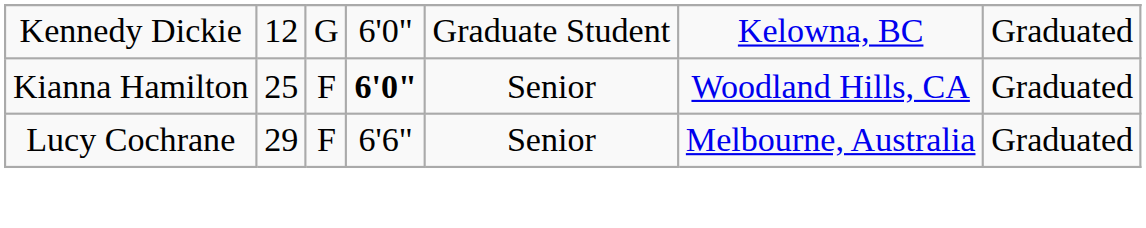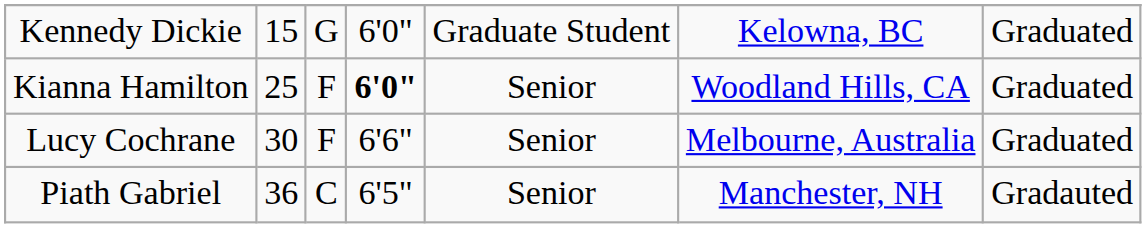(281, 31) 12 -> (281, 31) 15
(281, 139) 29 -> (281, 139) 30
+ row: (131, 193)
